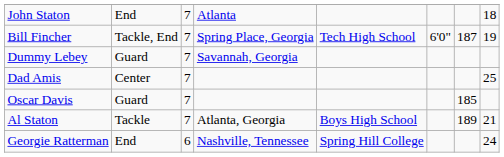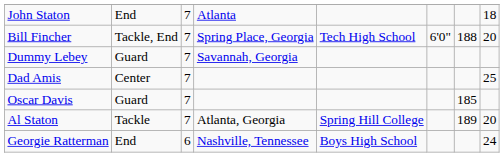(467, 36) 187 -> (467, 36) 188
(490, 36) 19 -> (490, 36) 20
(368, 120) Boys High School -> (372, 120) Spring Hill College
(490, 120) 21 -> (490, 120) 20
(372, 141) Spring Hill College -> (368, 141) Boys High School
